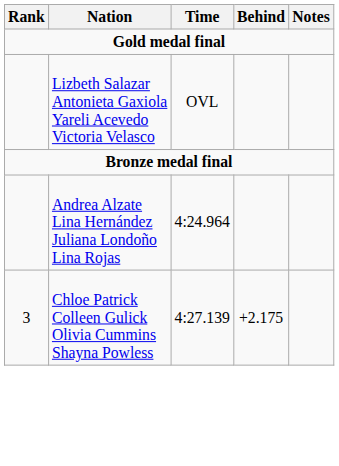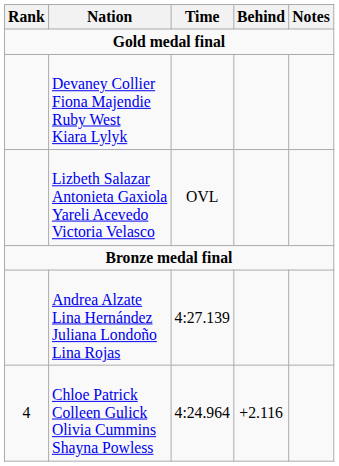+ row: (104, 110)
(202, 222) 4:24.964 -> (202, 317) 4:27.139
(26, 317) 3 -> (26, 413) 4
(202, 317) 4:27.139 -> (202, 413) 4:24.964
(261, 317) +2.175 -> (261, 413) +2.116
